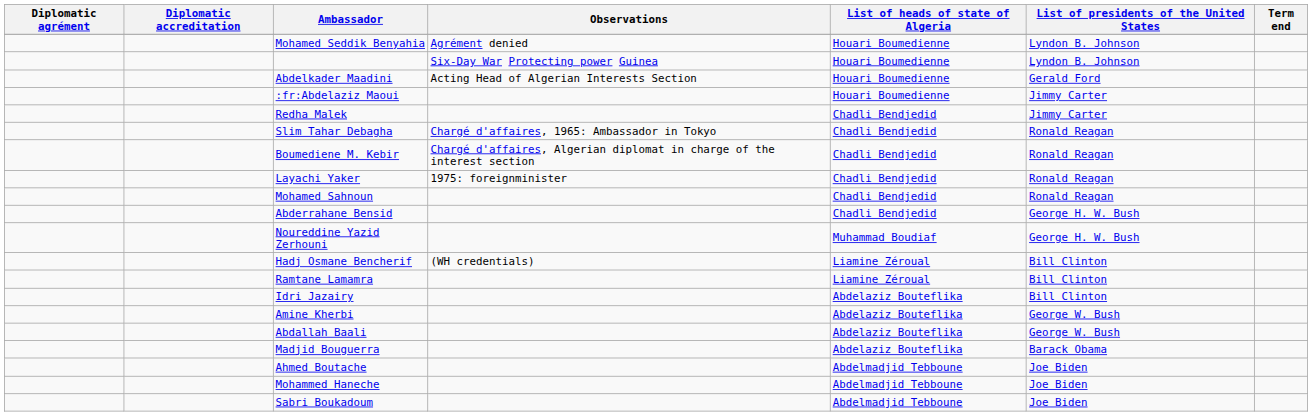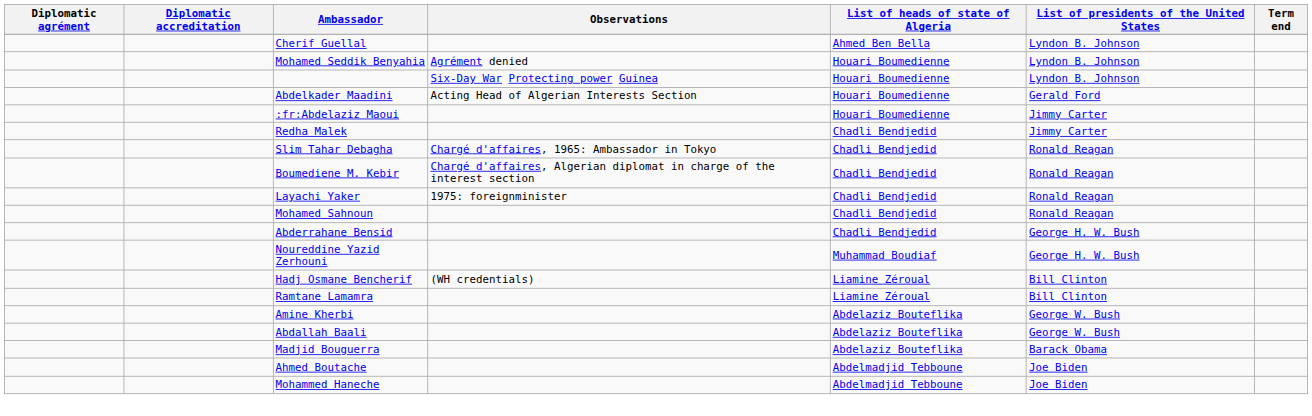+ row: (321, 43)
- row: (315, 297)
- row: (324, 402)
